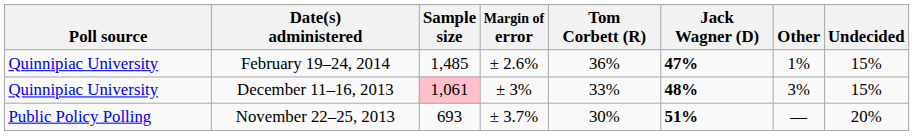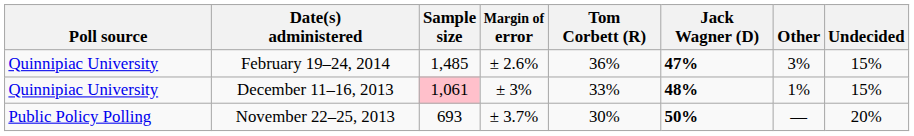(799, 63) 1% -> (799, 63) 3%
(799, 90) 3% -> (799, 90) 1%
(681, 116) 51% -> (681, 116) 50%
